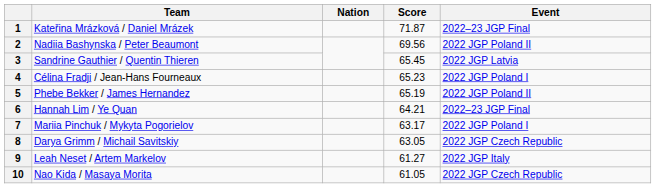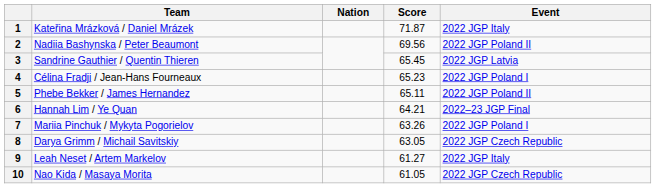(486, 28) 2022–23 JGP Final -> (476, 28) 2022 JGP Italy
(412, 93) 65.19 -> (412, 93) 65.11
(412, 126) 63.17 -> (412, 126) 63.26
